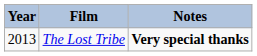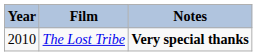(22, 39) 2013 -> (22, 39) 2010
